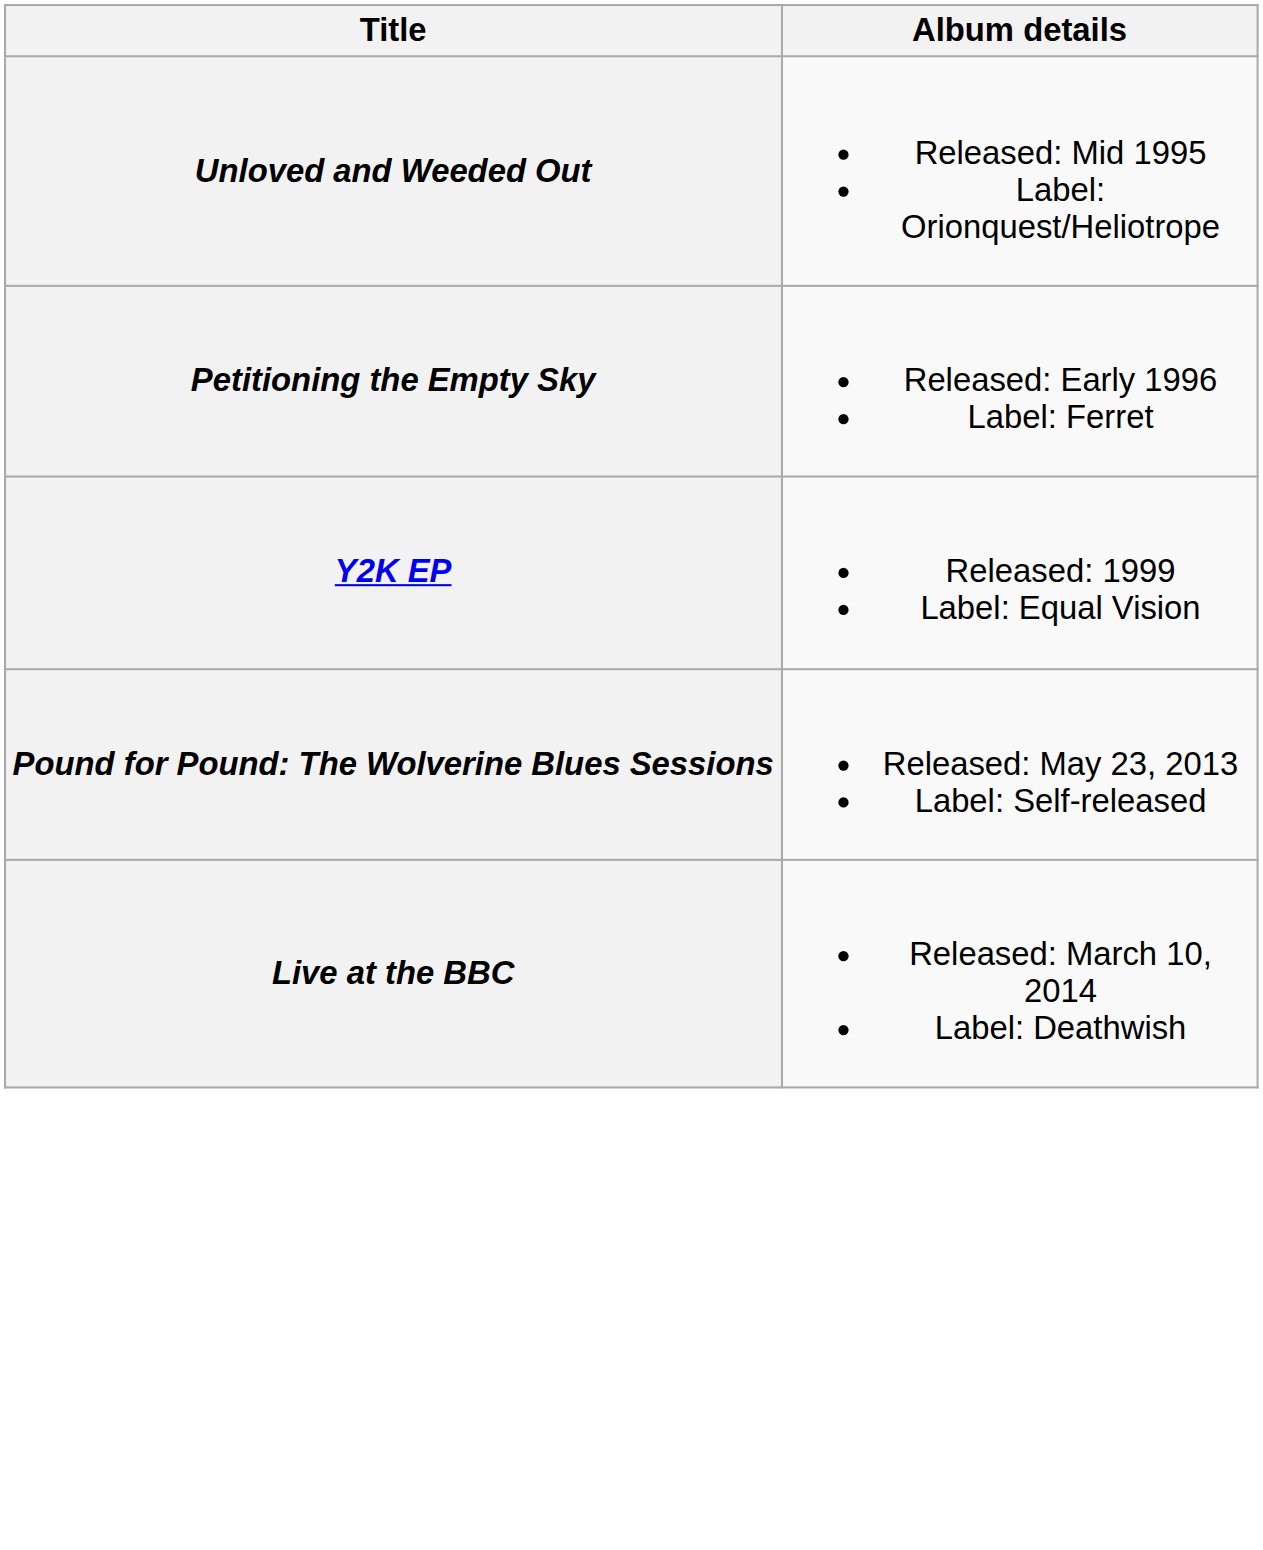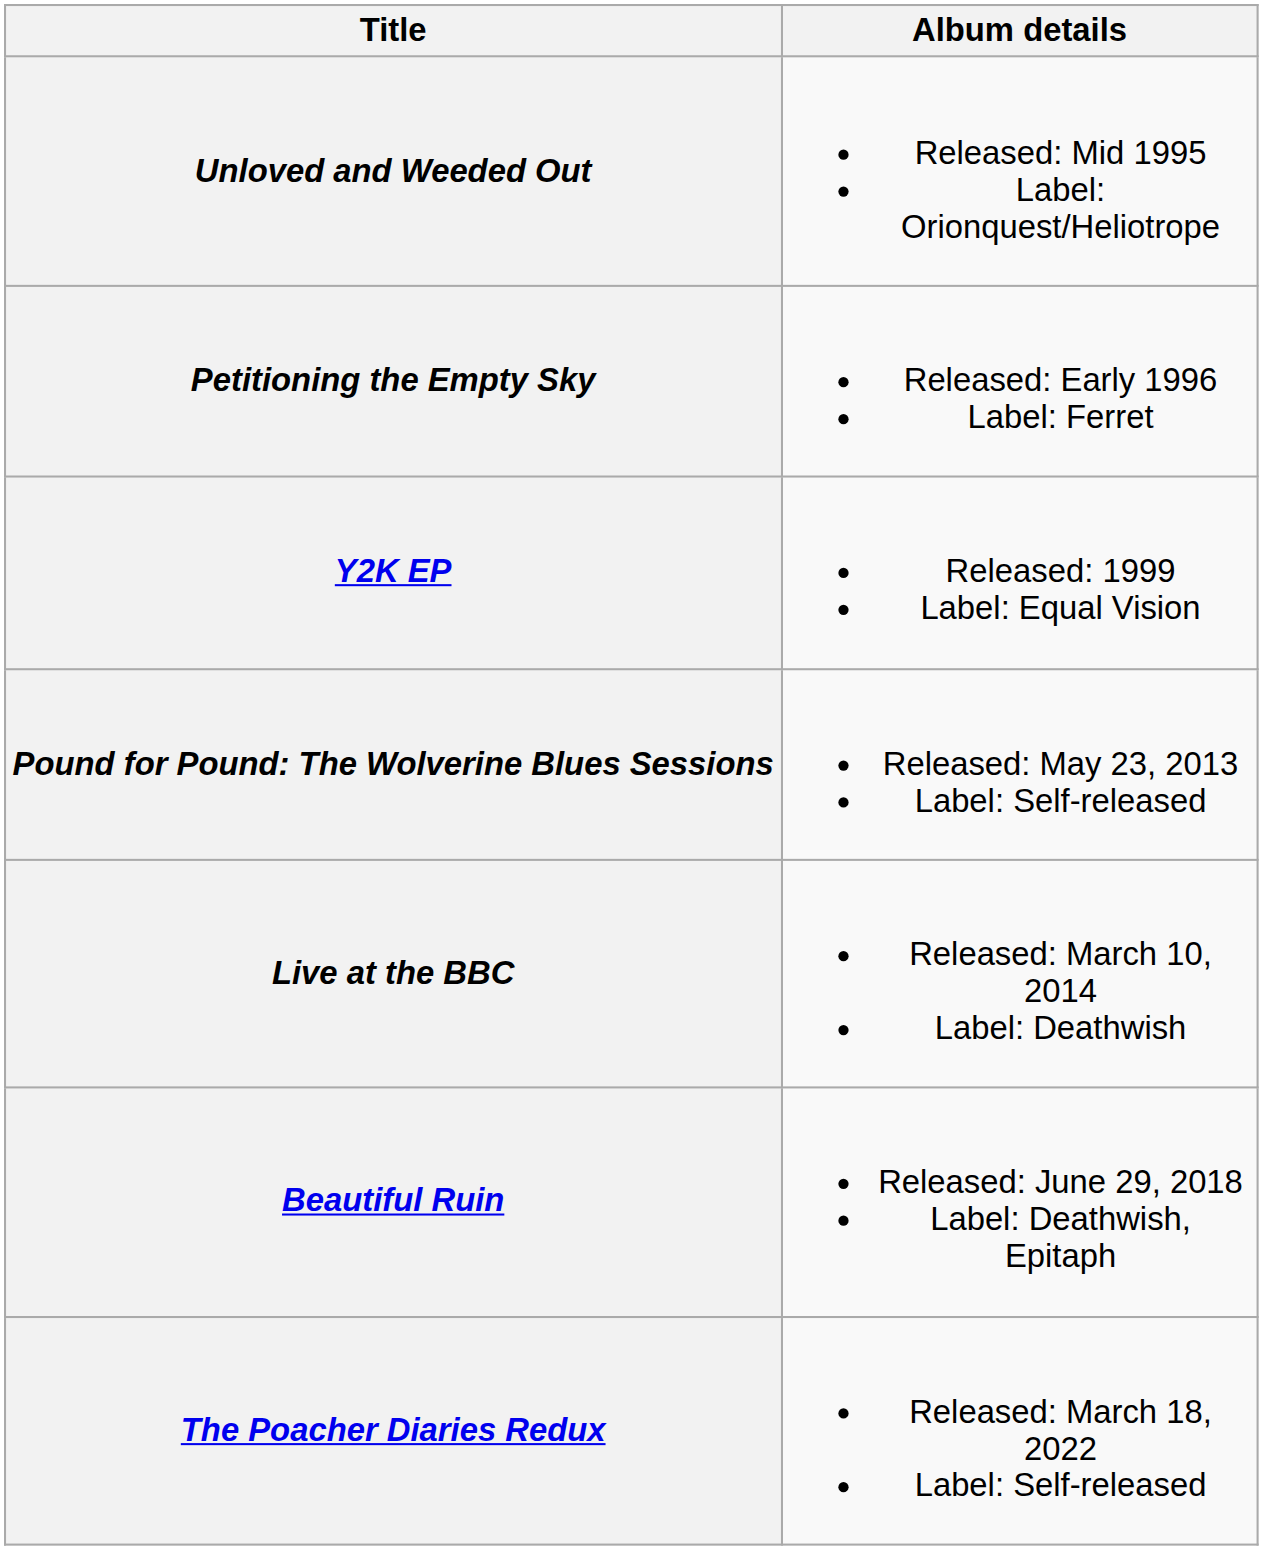+ row: (393, 1201)
+ row: (393, 1429)
